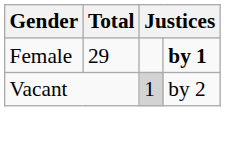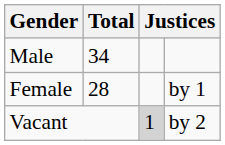+ row: (31, 55)
(99, 55) 29 -> (99, 88) 28
(188, 55) bold -> (187, 88) normal
